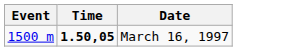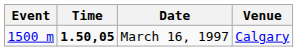+ column: (262, 15)
